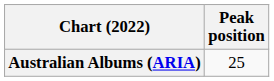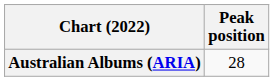(237, 62) 25 -> (237, 62) 28
